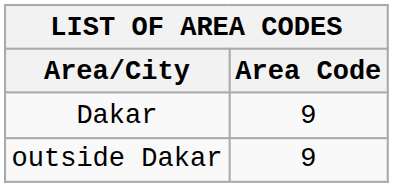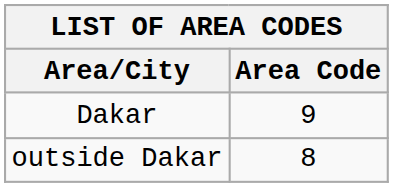(308, 159) 9 -> (308, 159) 8
